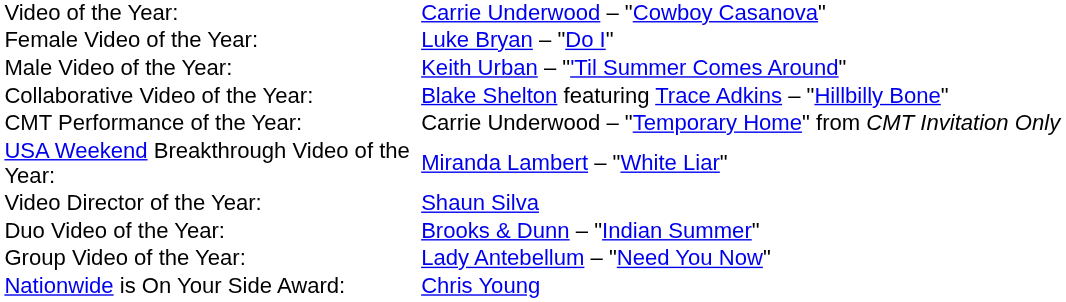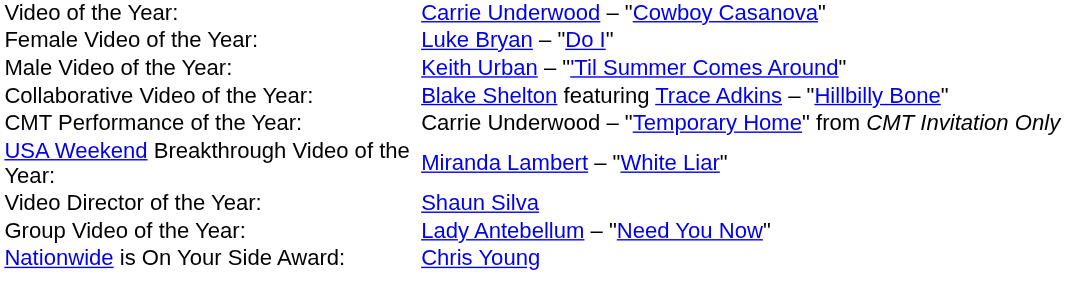- row: (115, 230)
